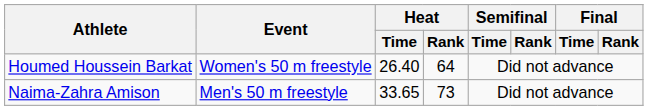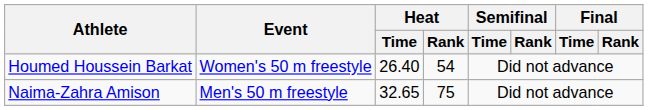(446, 67) 64 -> (446, 67) 54
(399, 93) 33.65 -> (399, 93) 32.65
(446, 93) 73 -> (446, 93) 75
